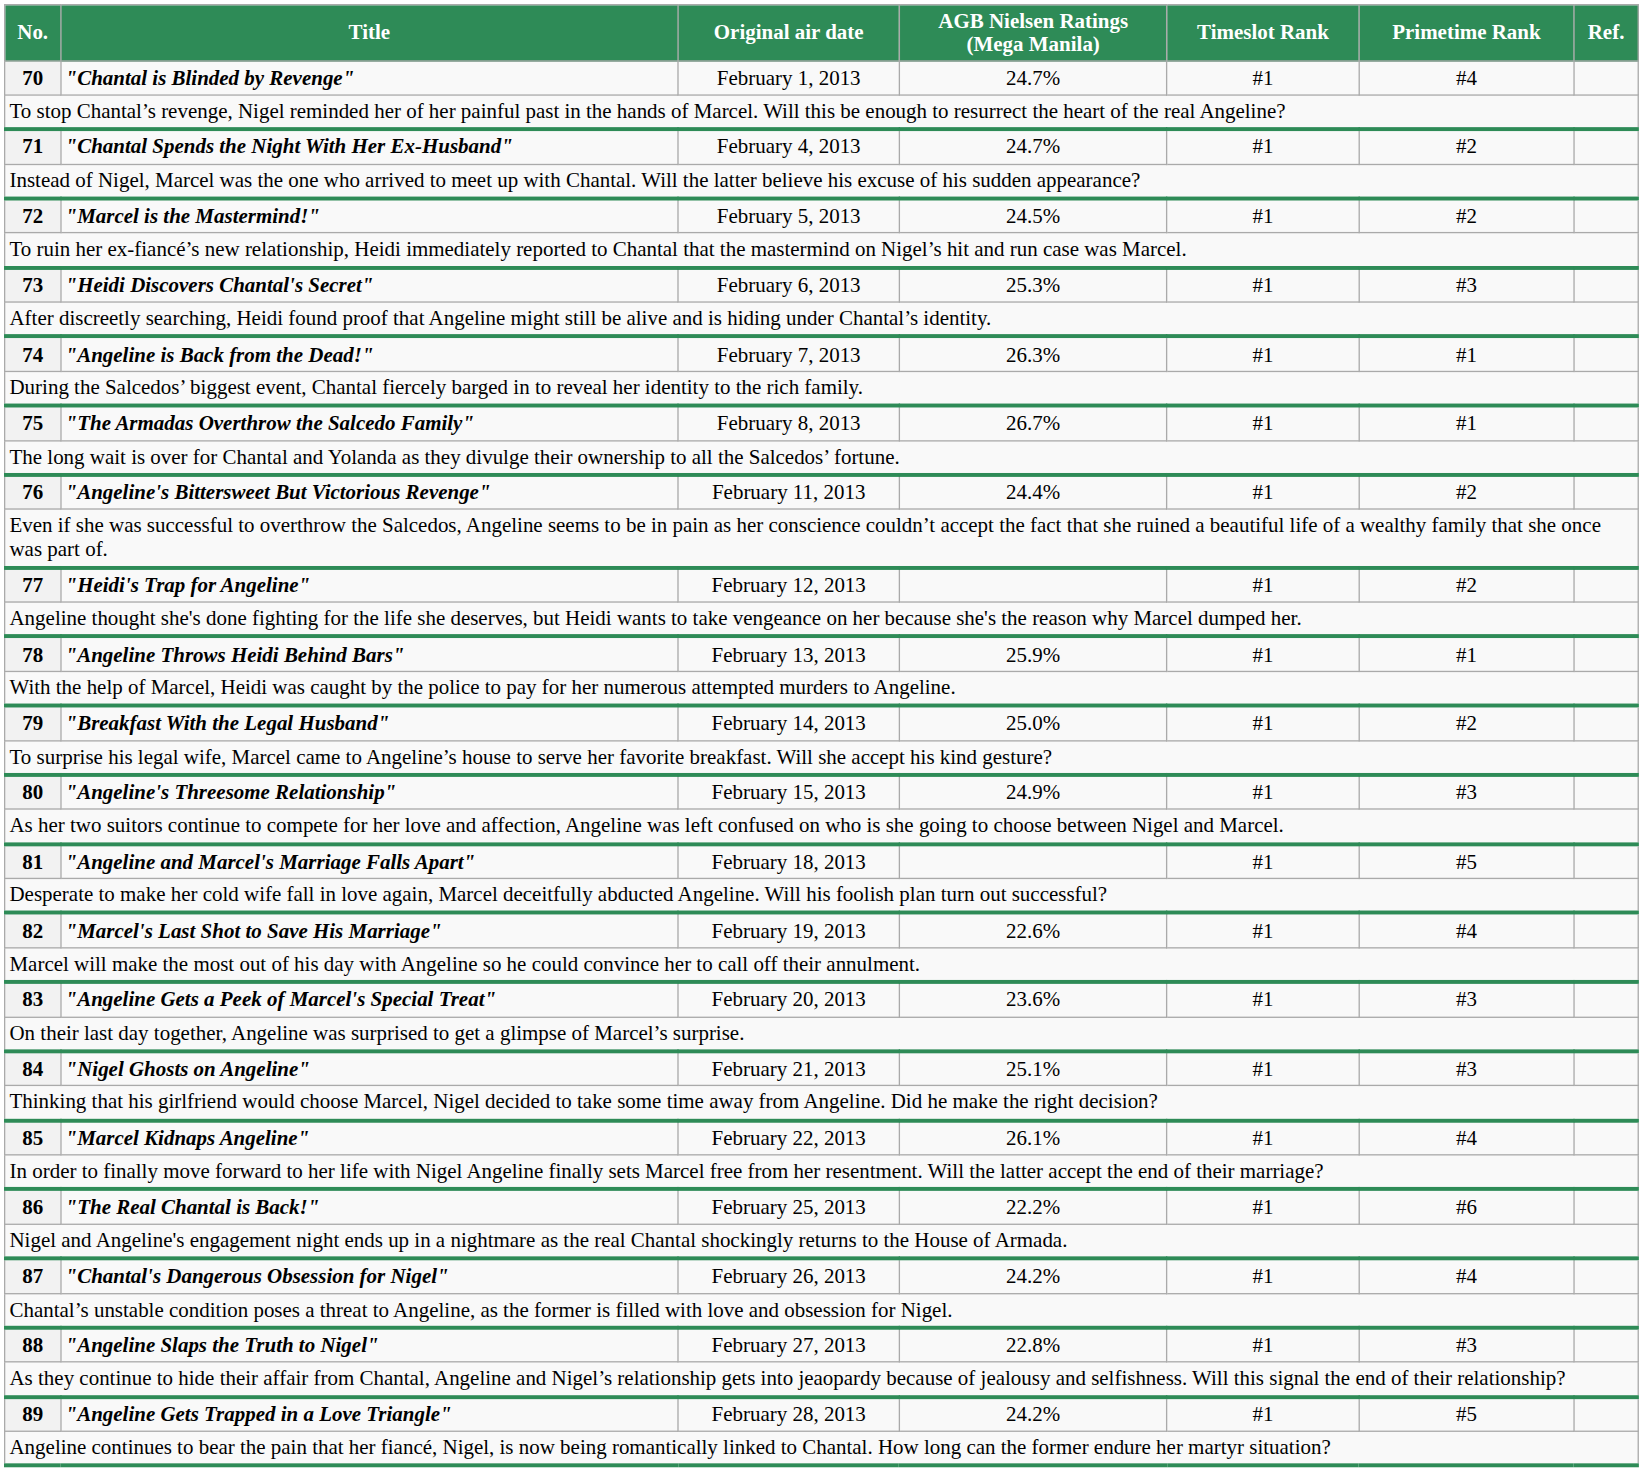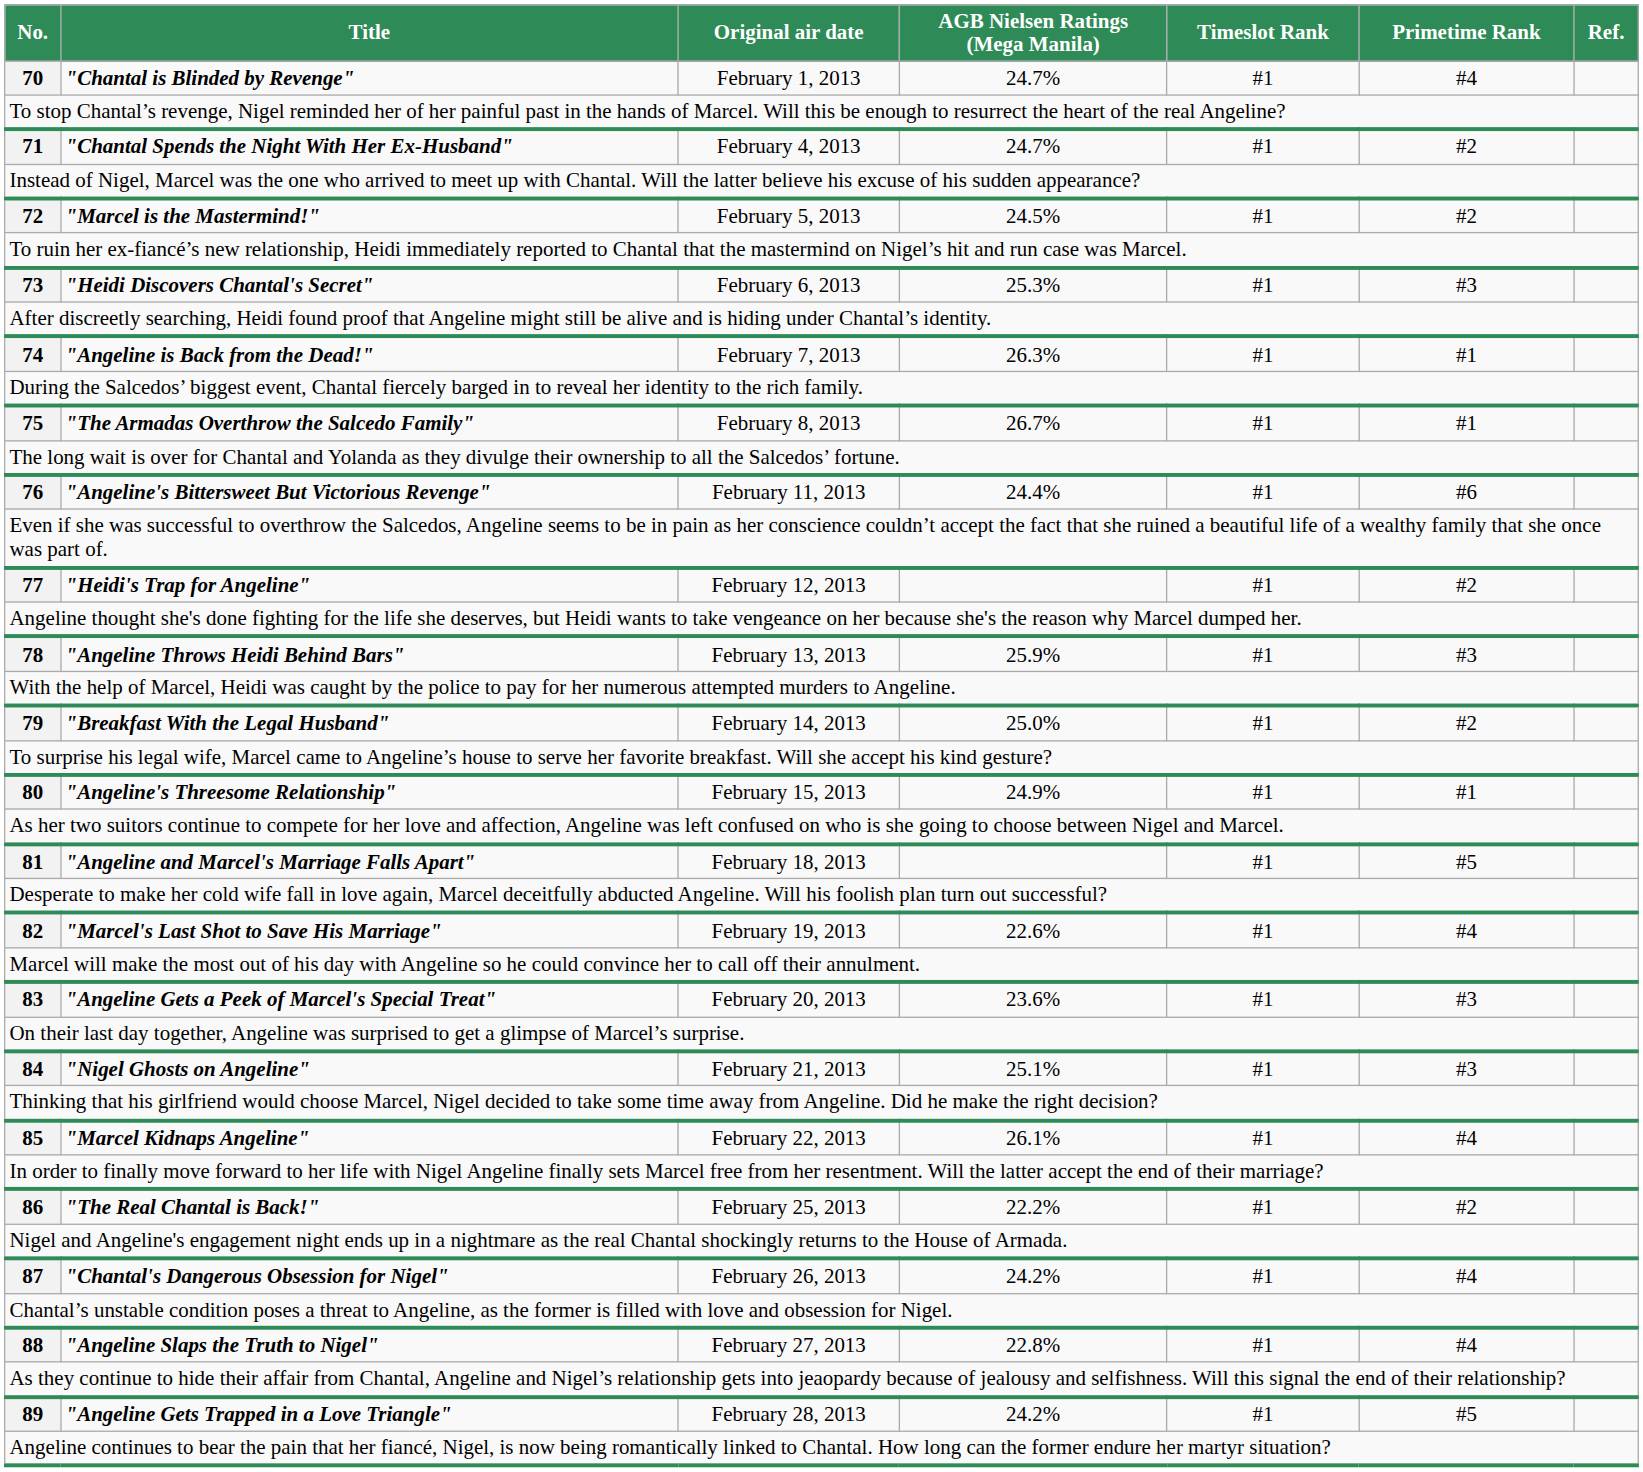(1466, 492) #2 -> (1466, 492) #6
(1466, 654) #1 -> (1466, 654) #3
(1466, 792) #3 -> (1466, 792) #1
(1466, 1207) #6 -> (1466, 1207) #2
(1466, 1345) #3 -> (1466, 1345) #4
